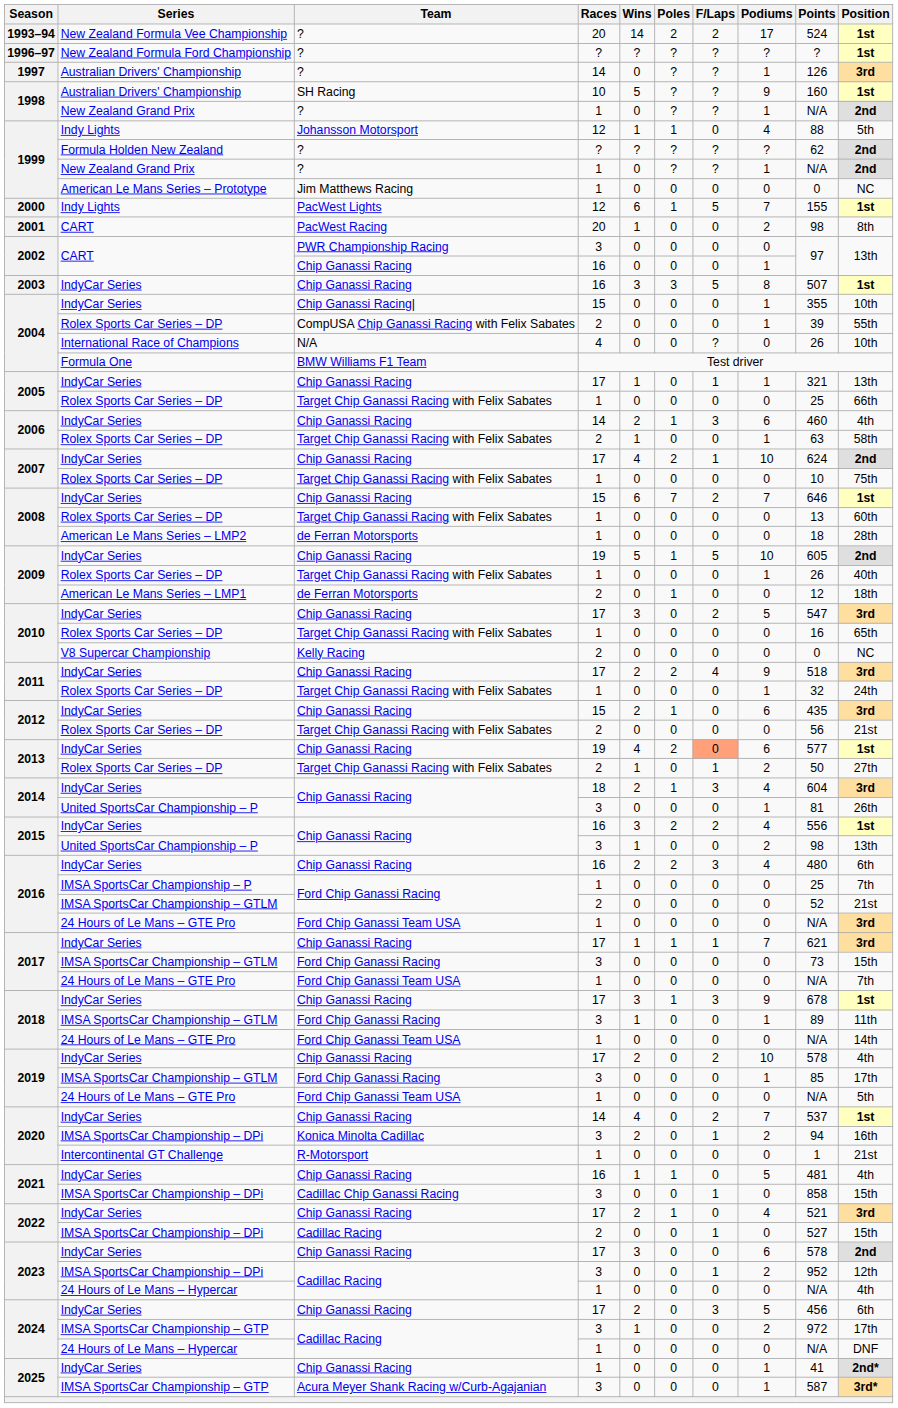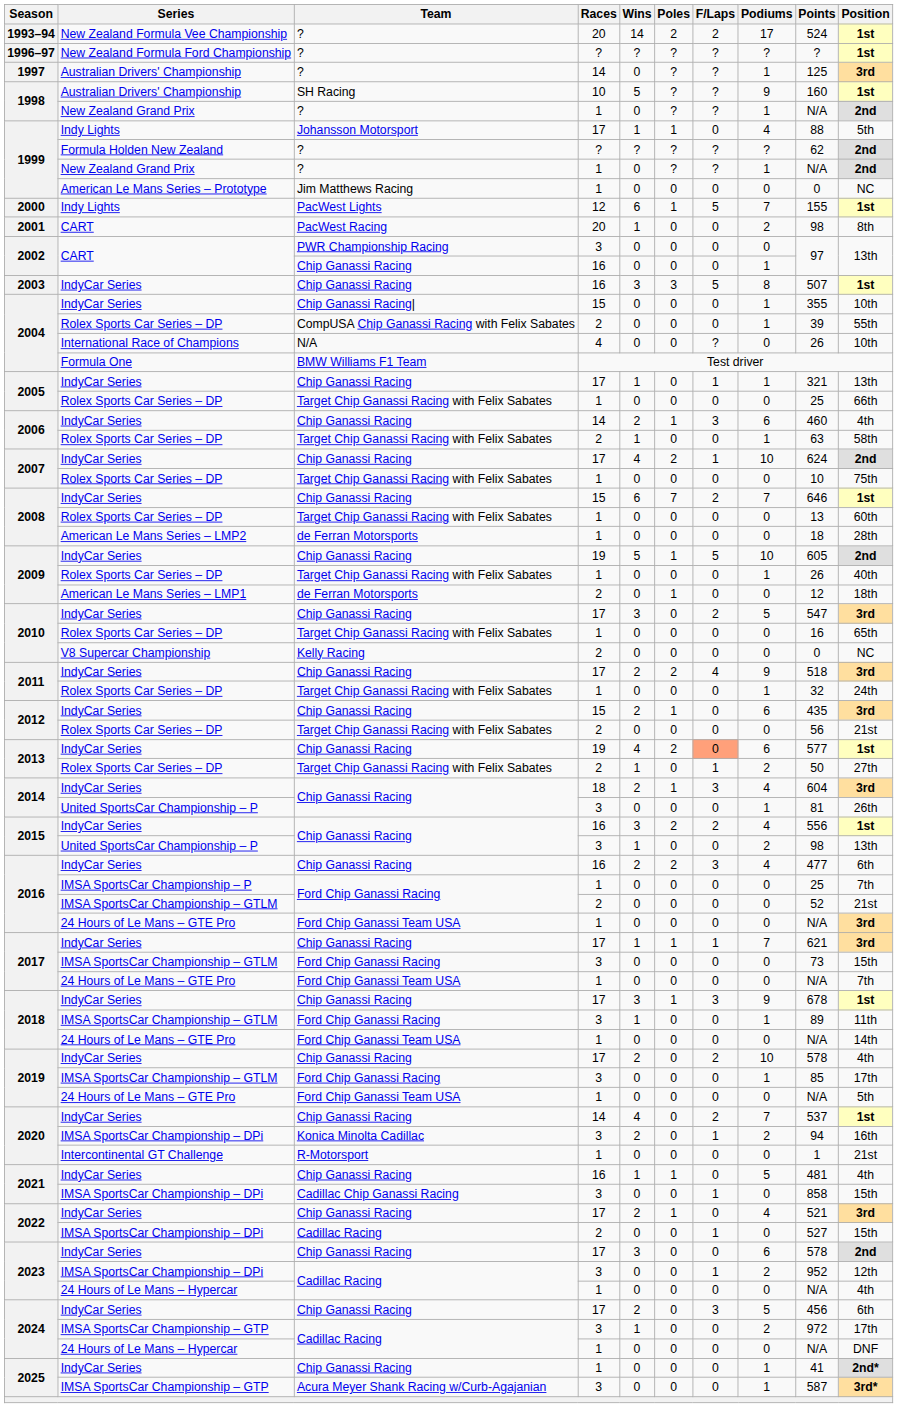(817, 72) 126 -> (817, 72) 125
(599, 131) 12 -> (599, 131) 17
(817, 865) 480 -> (817, 865) 477
